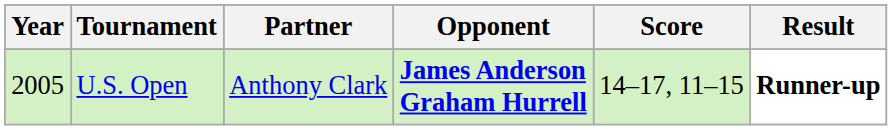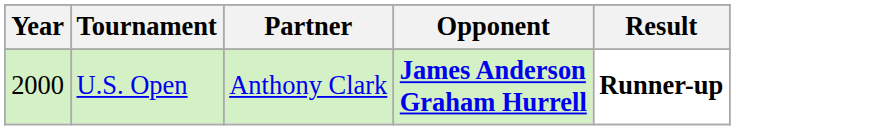- column: (672, 26)
(38, 86) 2005 -> (38, 86) 2000
